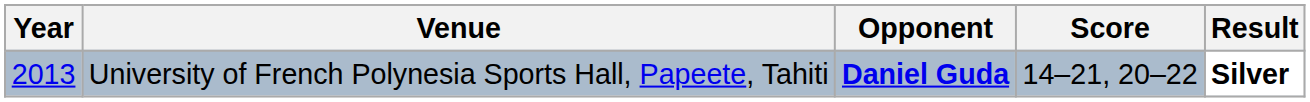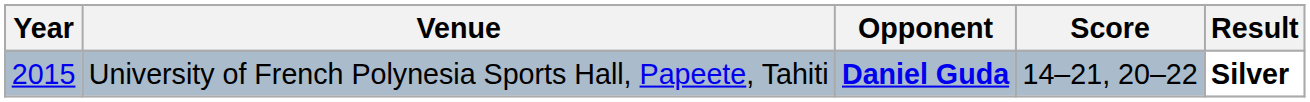(44, 73) 2013 -> (44, 73) 2015
